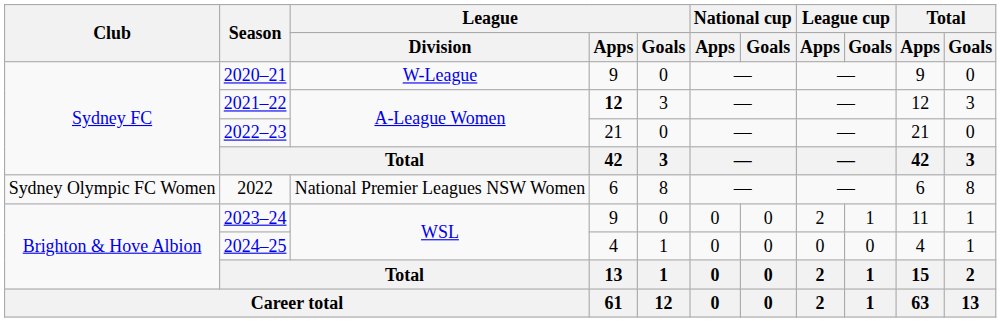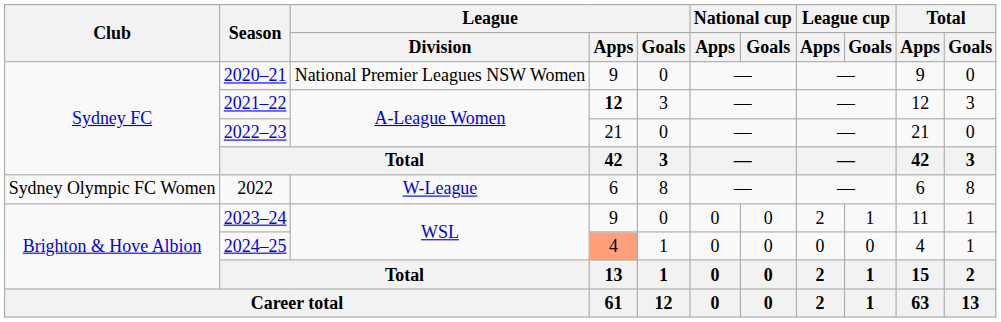(440, 75) W-League -> (440, 75) National Premier Leagues NSW Women
(440, 189) National Premier Leagues NSW Women -> (440, 189) W-League
(613, 246) no background -> (613, 246) lightsalmon background
